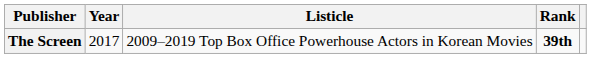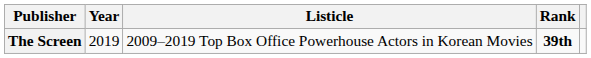(104, 41) 2017 -> (104, 41) 2019
